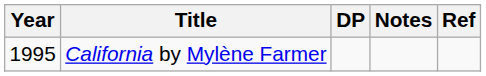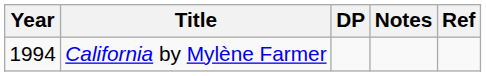(33, 53) 1995 -> (33, 53) 1994
